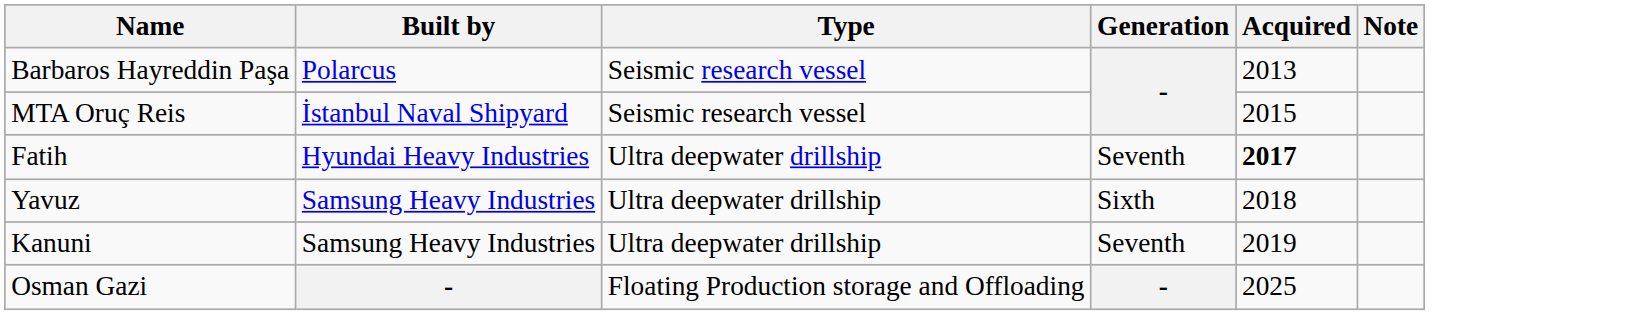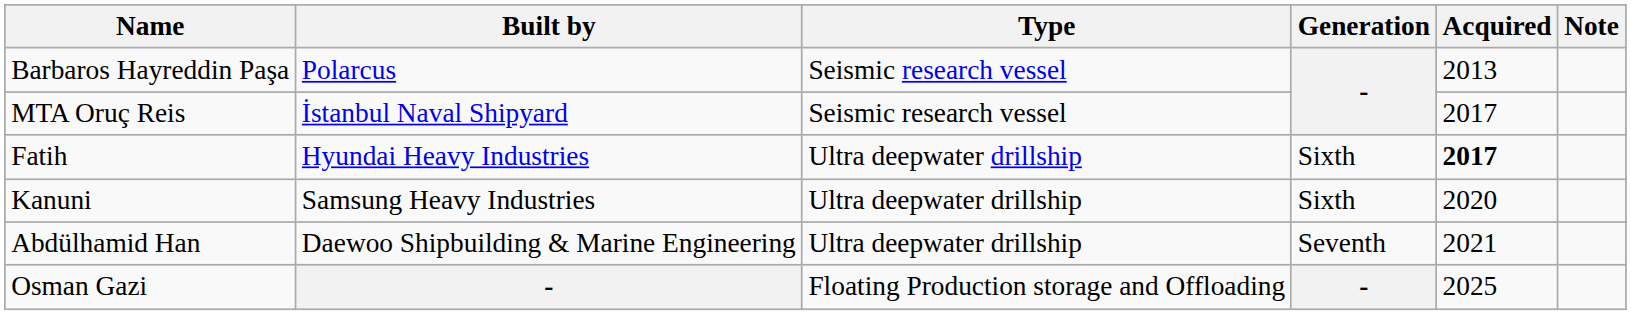(1269, 112) 2015 -> (1470, 112) 2017
(1141, 156) Seventh -> (1327, 156) Sixth
- row: (45, 199)
(1141, 243) Seventh -> (1327, 199) Sixth
(1269, 243) 2019 -> (1470, 199) 2020
+ row: (106, 243)
